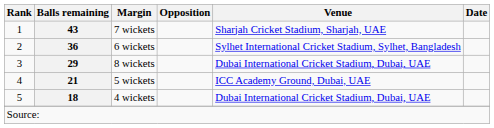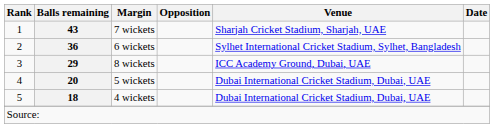(323, 64) Dubai International Cricket Stadium, Dubai, UAE -> (293, 64) ICC Academy Ground, Dubai, UAE
(73, 81) 21 -> (73, 81) 20
(293, 81) ICC Academy Ground, Dubai, UAE -> (323, 81) Dubai International Cricket Stadium, Dubai, UAE
